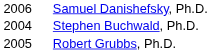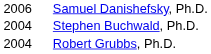(27, 43) 2005 -> (27, 43) 2004
